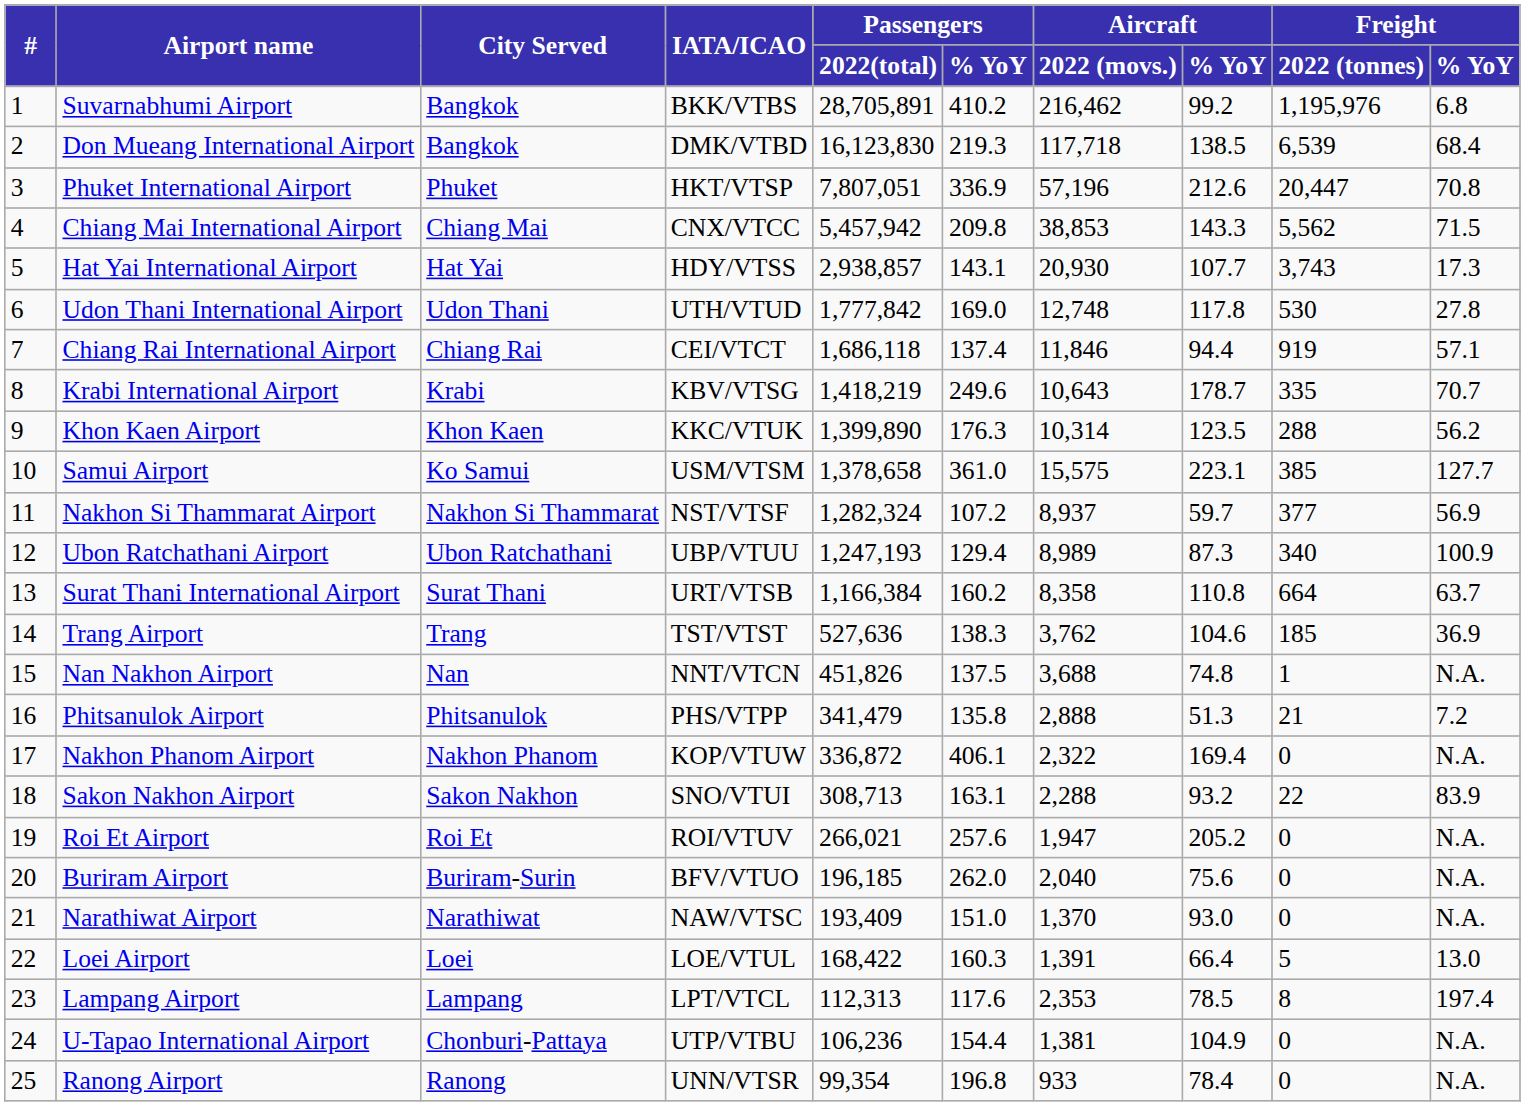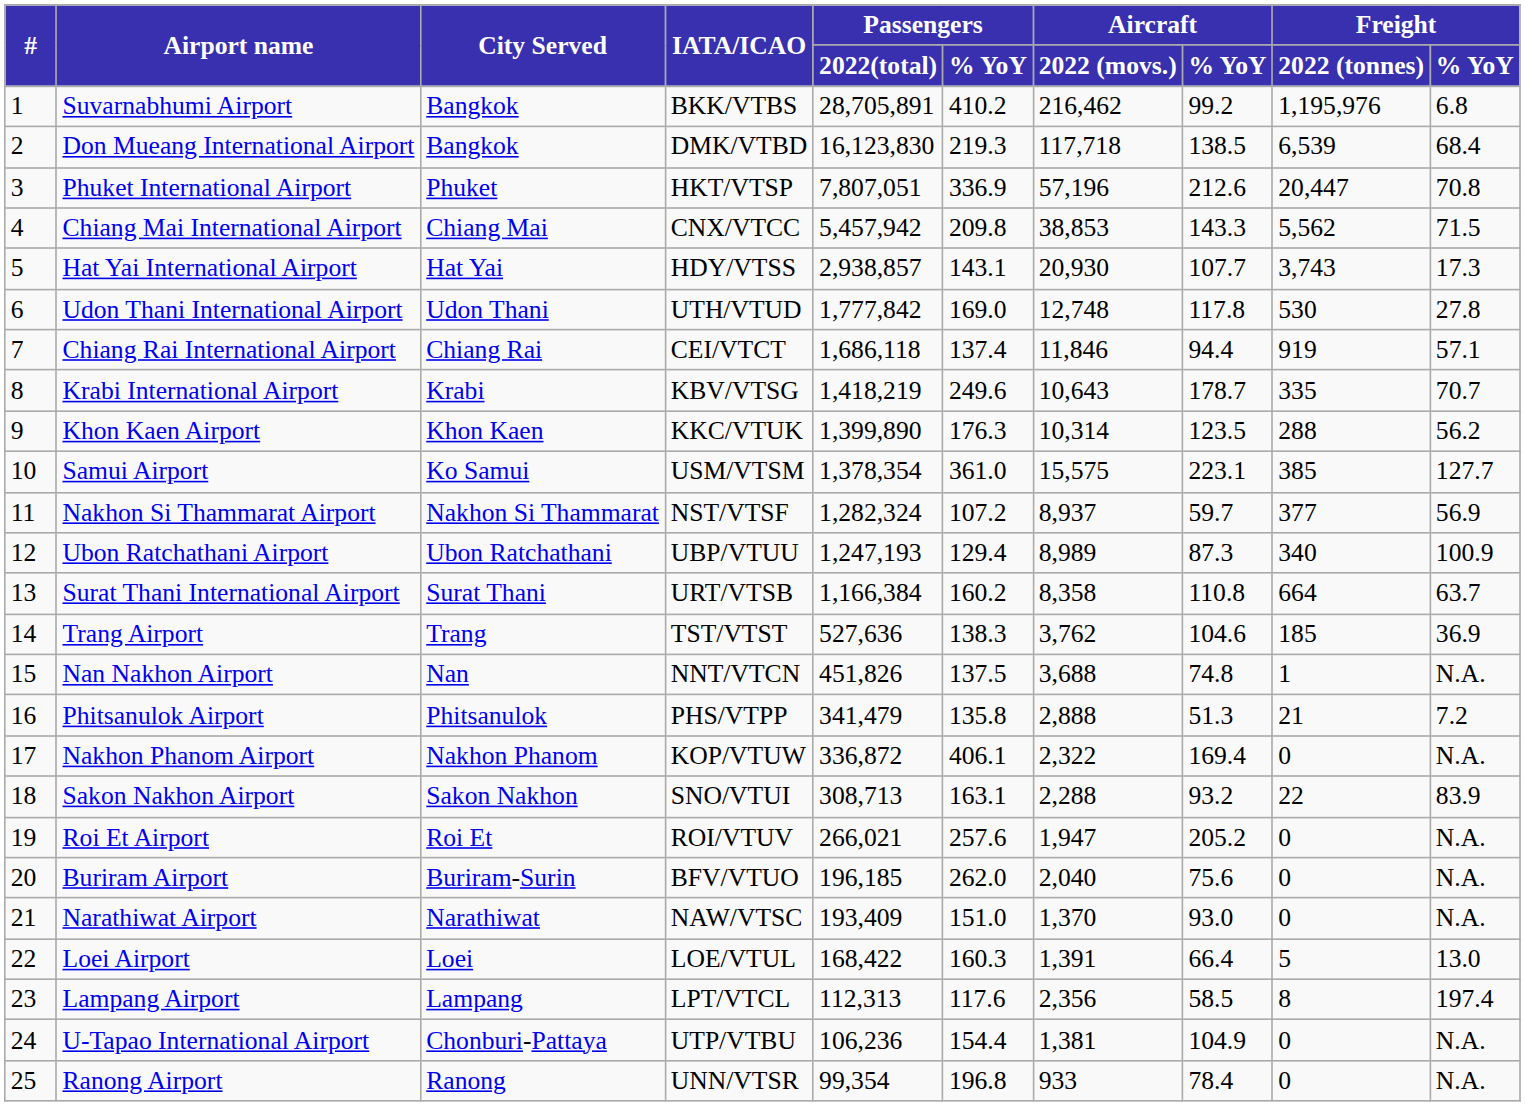(870, 471) 1,378,658 -> (870, 471) 1,378,354
(1068, 999) 2,353 -> (1068, 999) 2,356
(1211, 999) 78.5 -> (1211, 999) 58.5
